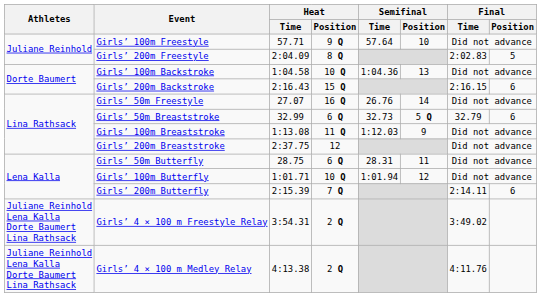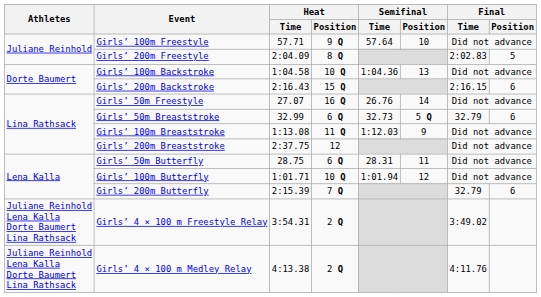(468, 191) 2:14.11 -> (468, 191) 32.79
